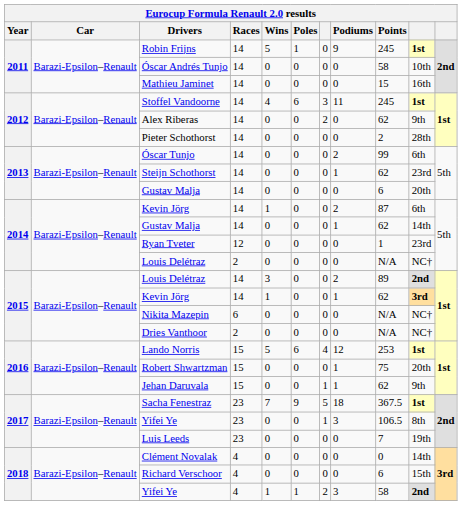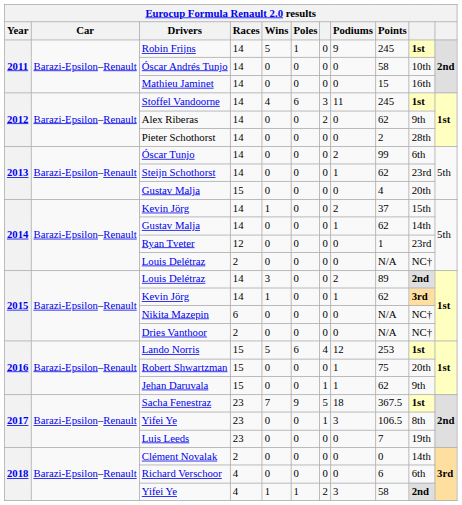(238, 190) 14 -> (238, 190) 15
(381, 190) 6 -> (381, 190) 4
(383, 207) 87 -> (383, 207) 37
(419, 207) 6th -> (421, 207) 15th
(235, 456) 4 -> (235, 456) 2
(421, 473) 15th -> (419, 473) 6th
